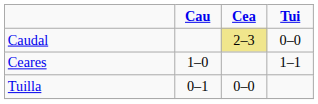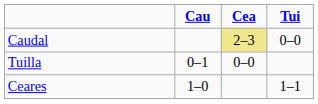rows swapped: (27, 63) <-> (25, 87)
